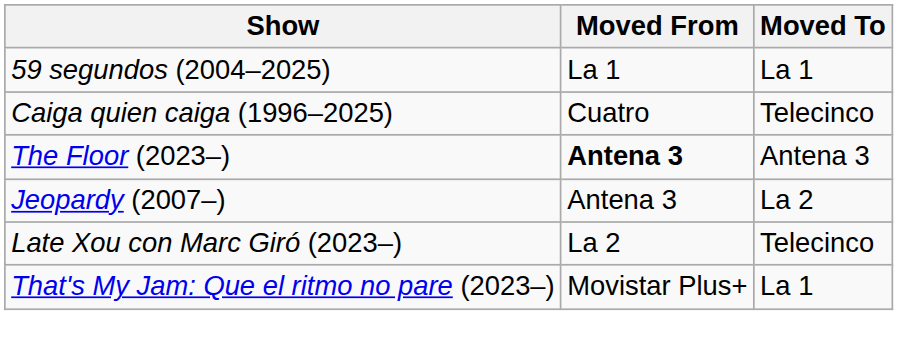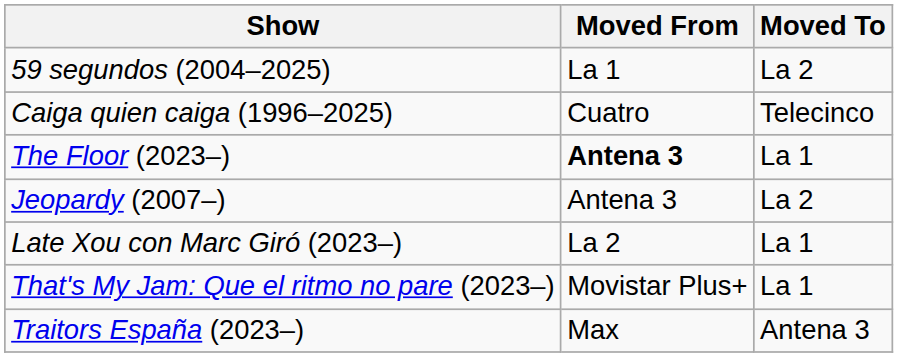(787, 69) La 1 -> (787, 69) La 2
(815, 156) Antena 3 -> (787, 156) La 1
(817, 243) Telecinco -> (787, 243) La 1
+ row: (158, 329)
